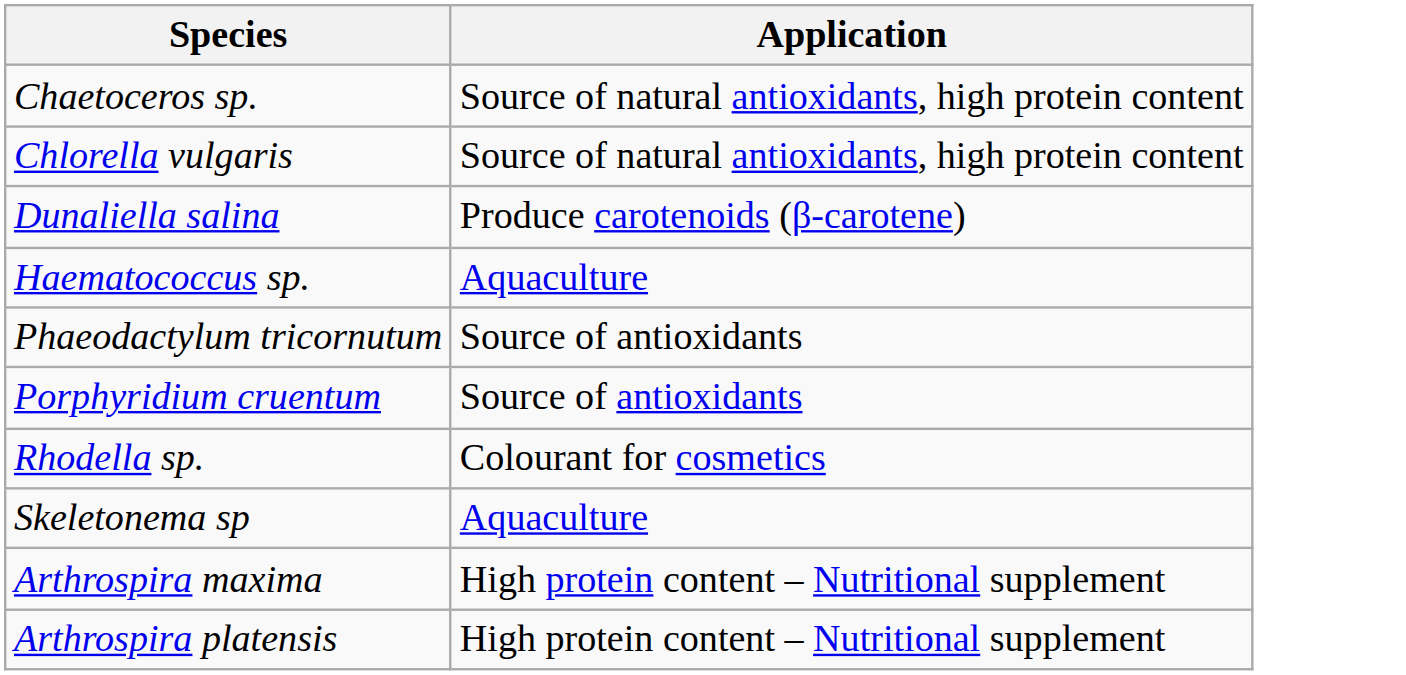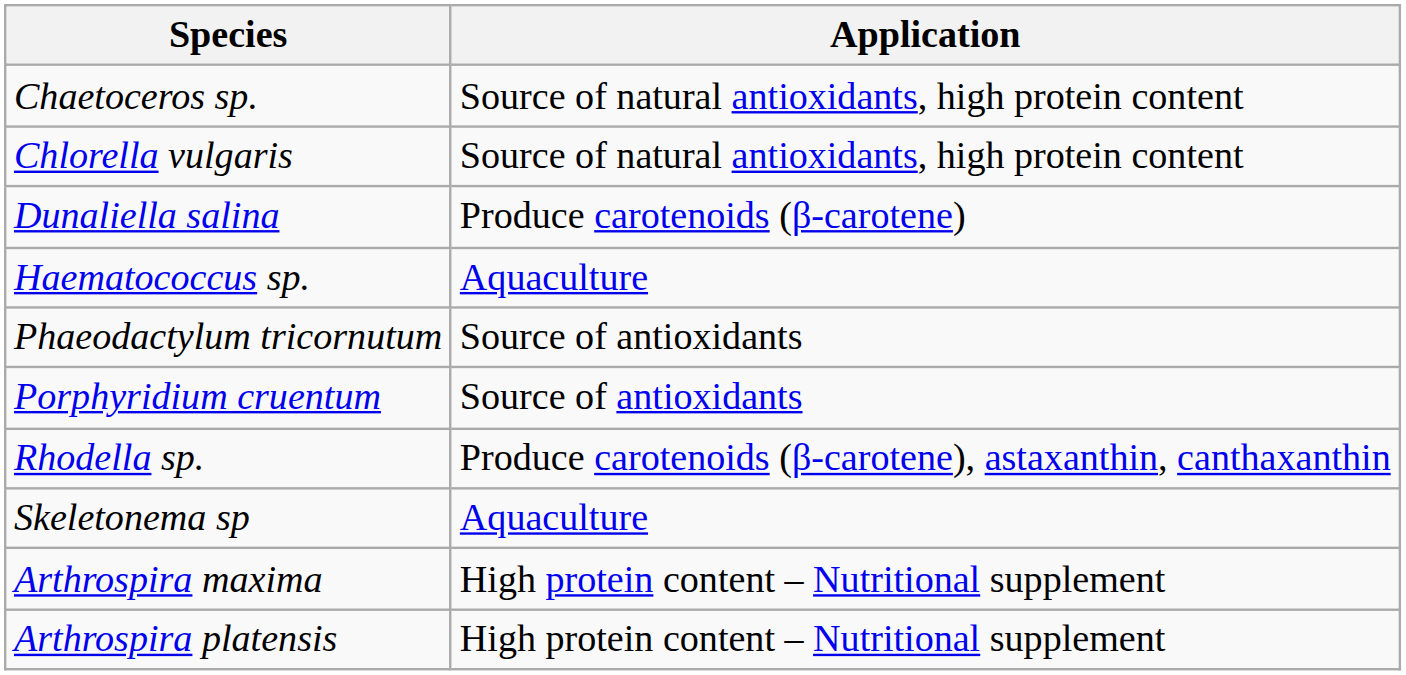(643, 457) Colourant for cosmetics -> (925, 457) Produce carotenoids (β-carotene), astaxanthin, canthaxanthin
